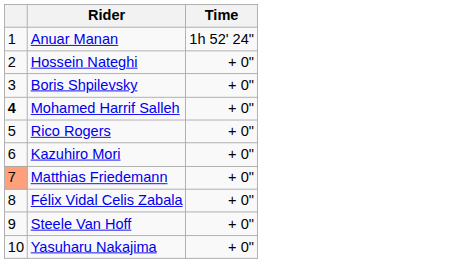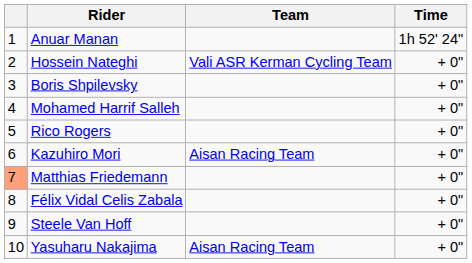+ column: (291, 16)
(12, 108) bold -> (12, 108) normal
